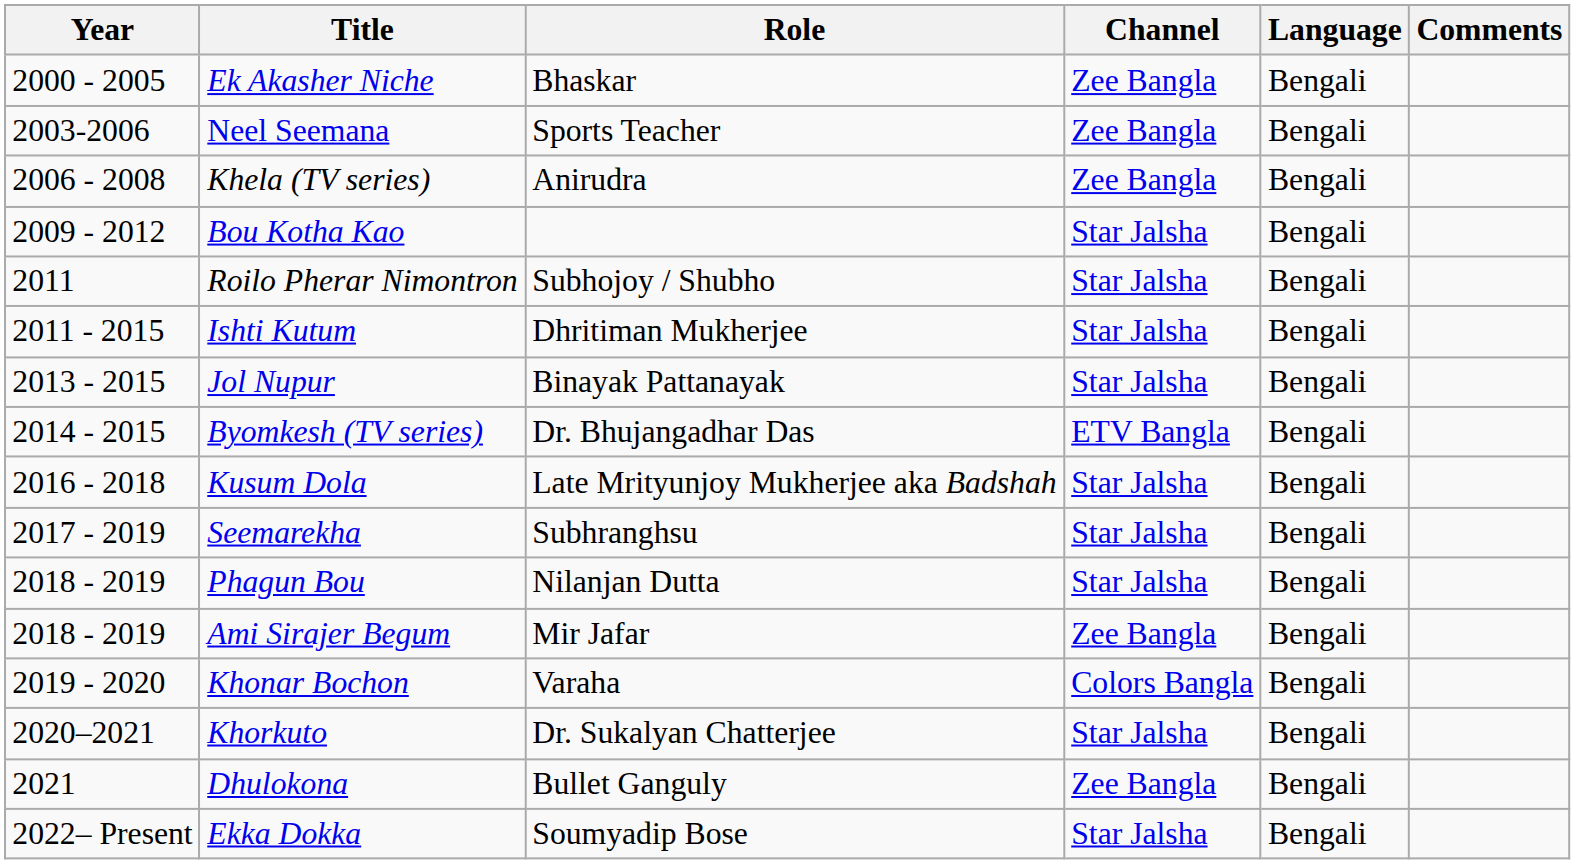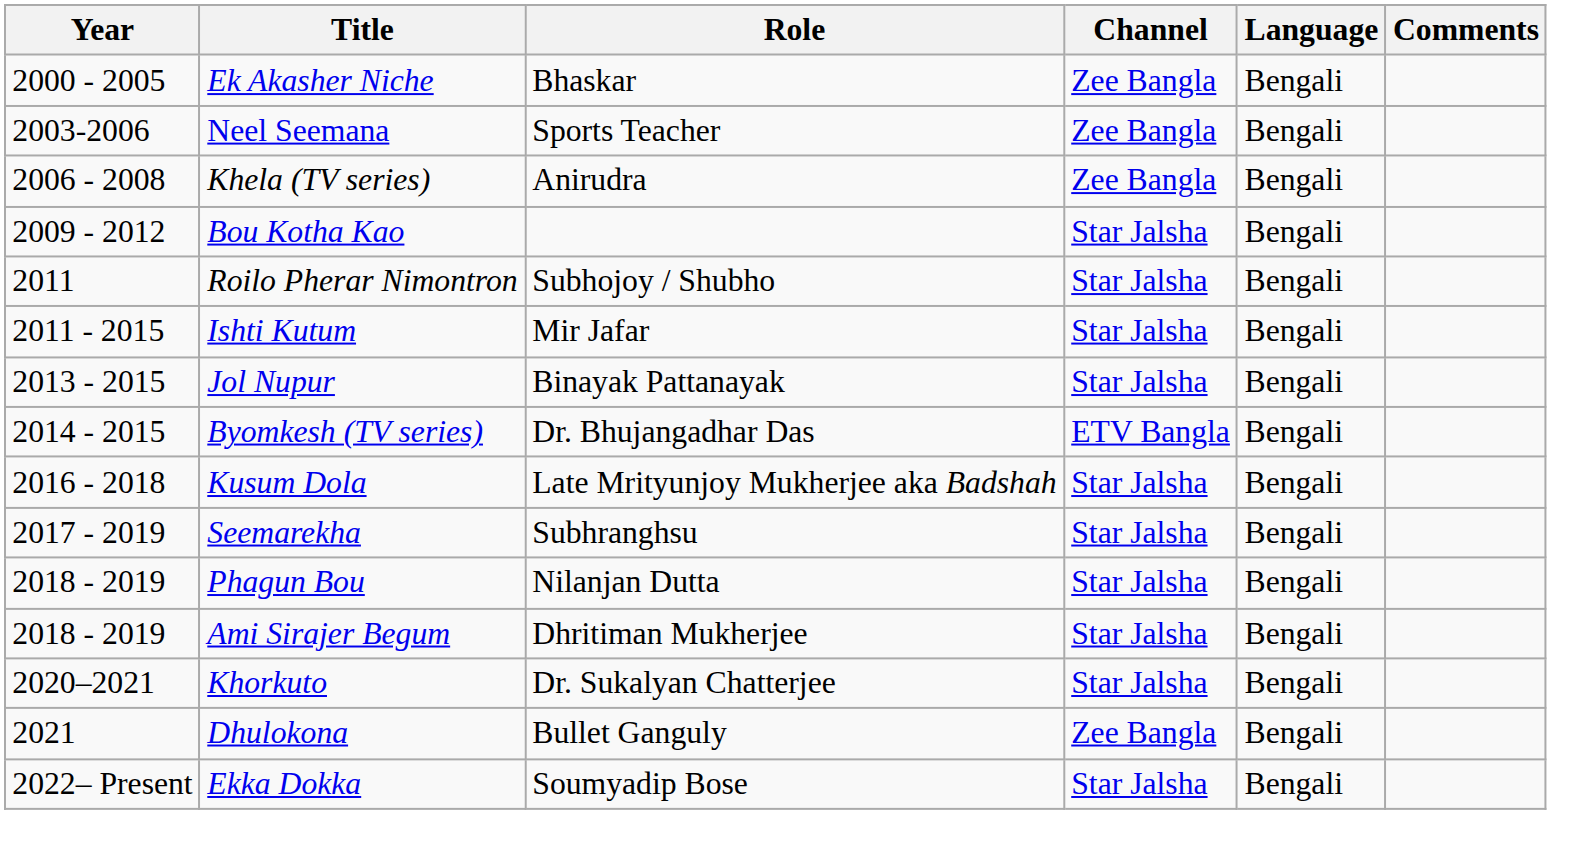(670, 331) Dhritiman Mukherjee -> (591, 331) Mir Jafar
(591, 632) Mir Jafar -> (670, 632) Dhritiman Mukherjee
(1144, 632) Zee Bangla -> (1139, 632) Star Jalsha
- row: (308, 682)
